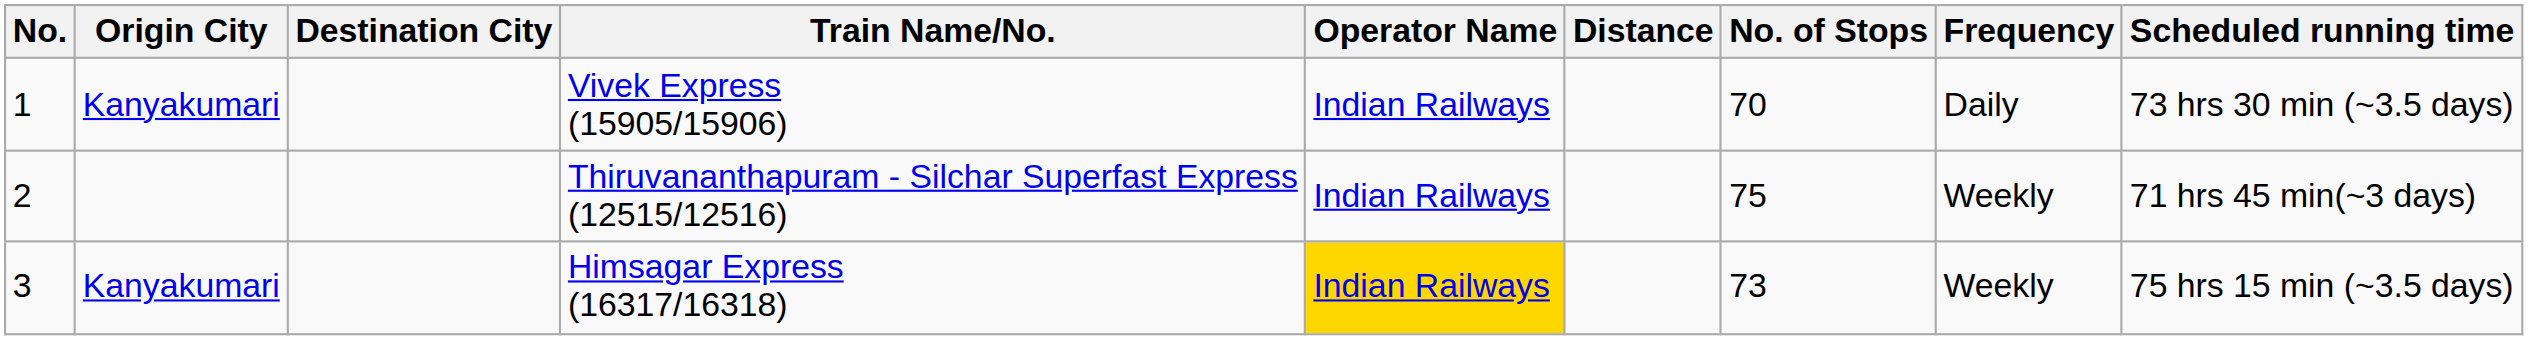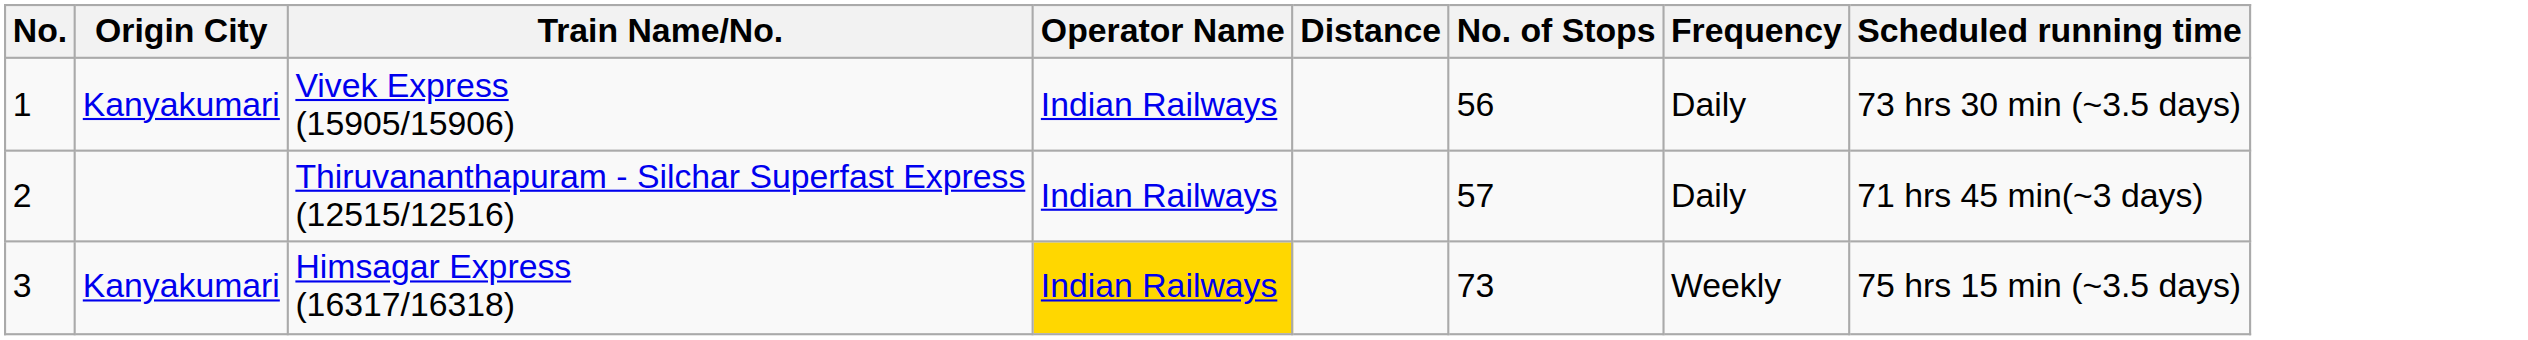- column: (424, 31)
(1748, 103) 70 -> (1475, 103) 56
(1748, 195) 75 -> (1475, 195) 57
(1999, 195) Weekly -> (1709, 195) Daily
